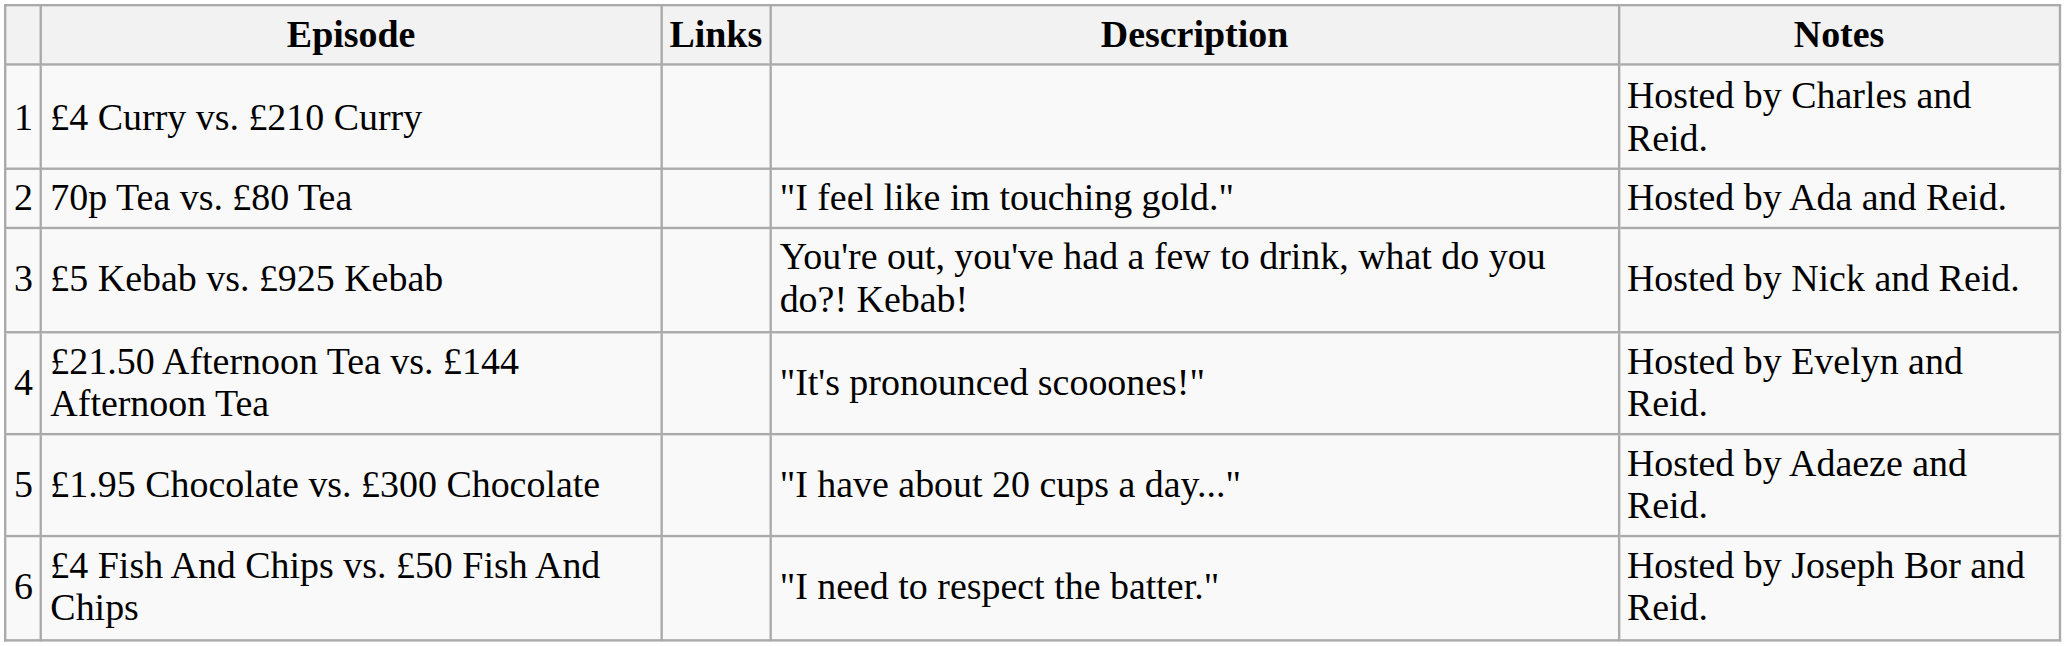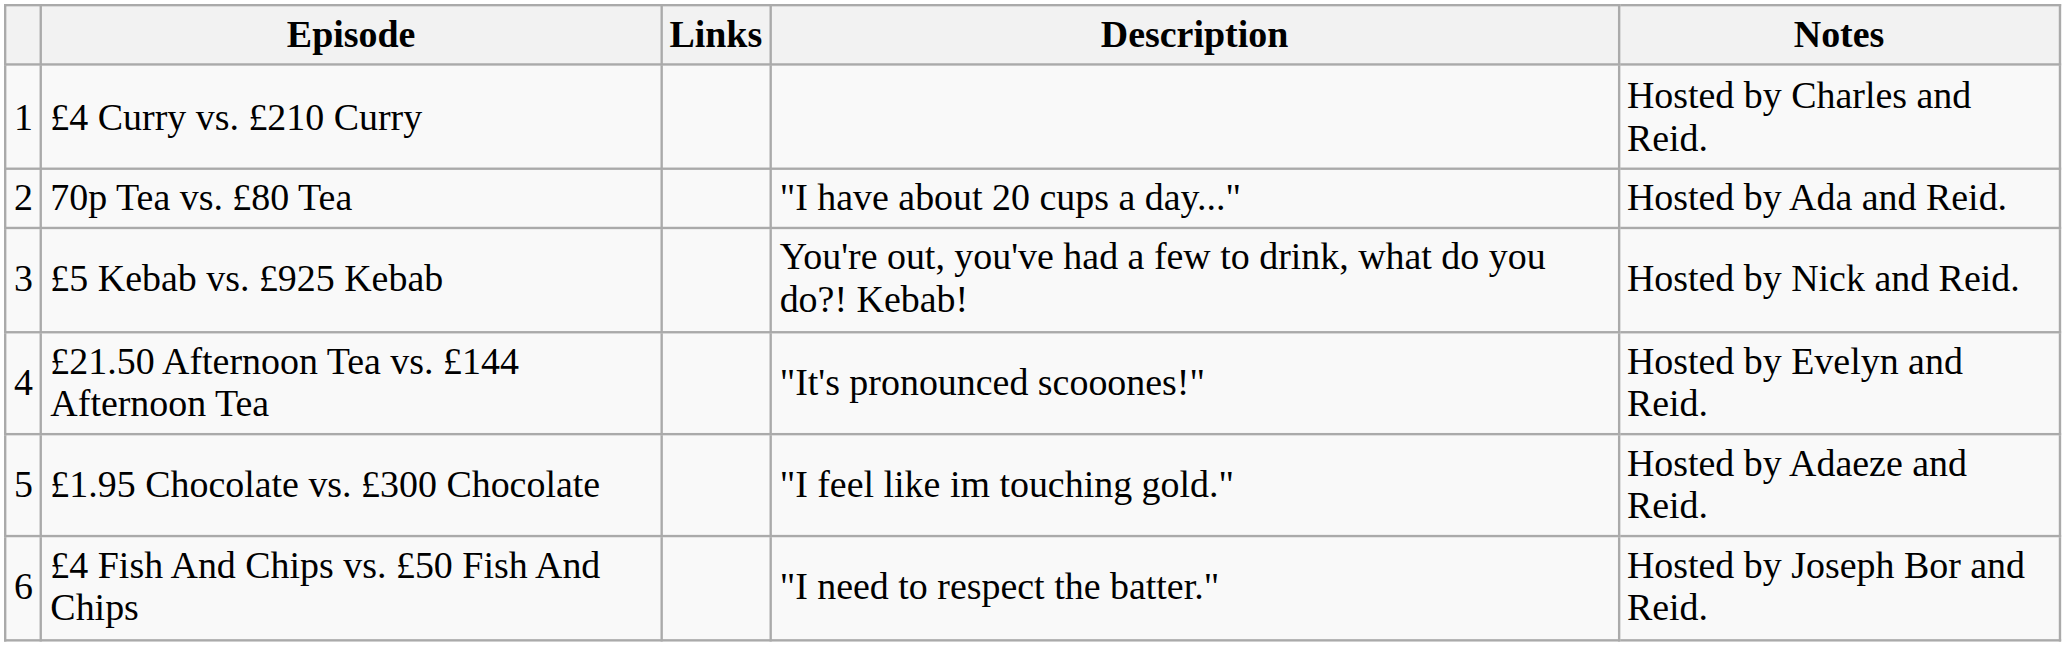(1007, 197) "I feel like im touching gold." -> (1010, 197) "I have about 20 cups a day..."
(1010, 484) "I have about 20 cups a day..." -> (1007, 484) "I feel like im touching gold."
